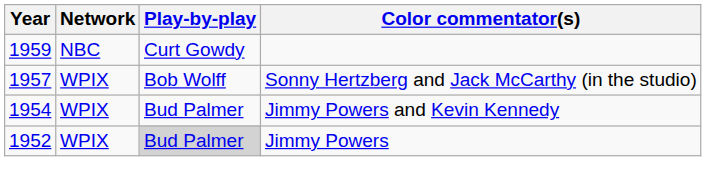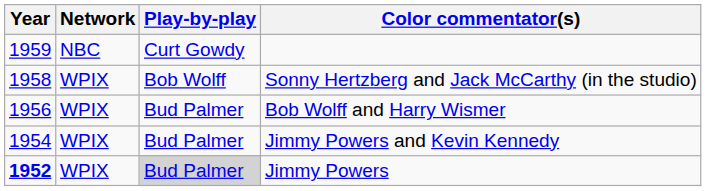(30, 79) 1957 -> (30, 79) 1958
+ row: (385, 110)
(30, 140) normal -> (30, 170) bold
